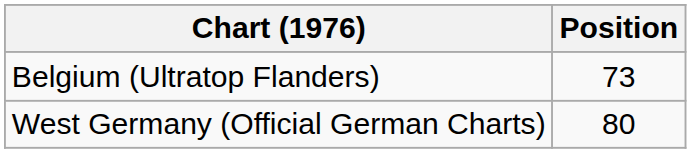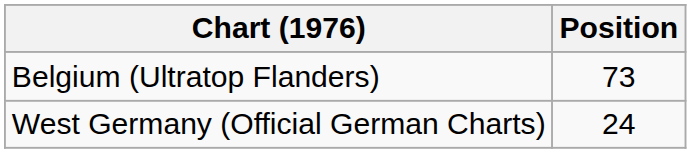(619, 123) 80 -> (619, 123) 24
